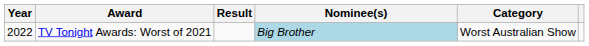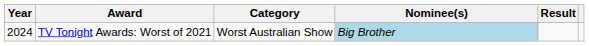columns swapped: (518, 13) <-> (234, 13)
(20, 31) 2022 -> (20, 31) 2024
